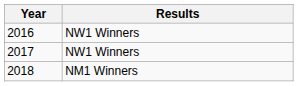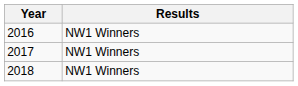(102, 71) NM1 Winners -> (102, 71) NW1 Winners
